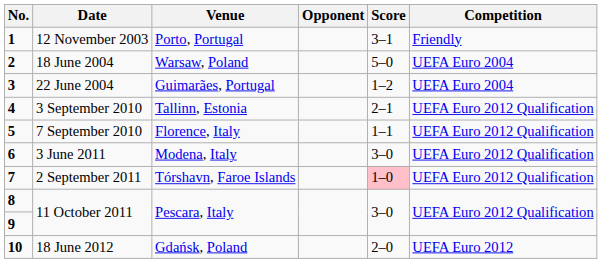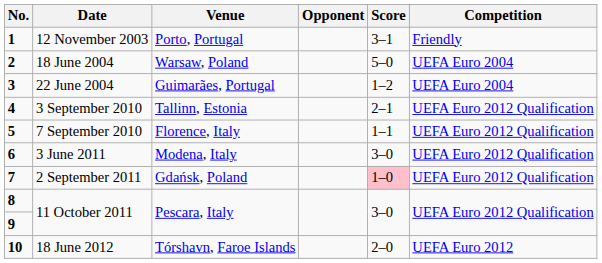(225, 177) Tórshavn, Faroe Islands -> (201, 177) Gdańsk, Poland
(201, 246) Gdańsk, Poland -> (225, 246) Tórshavn, Faroe Islands
